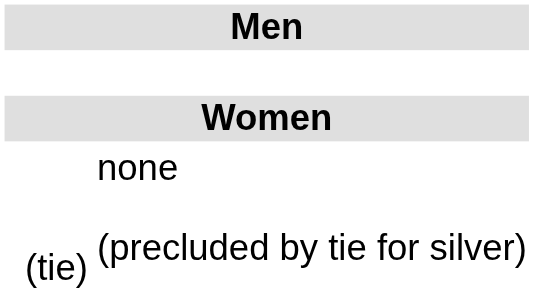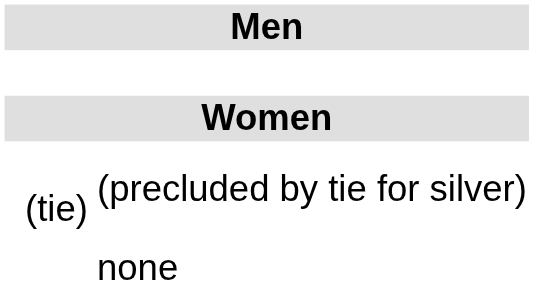rows swapped: (57, 268) <-> (57, 169)
